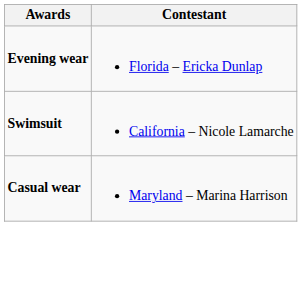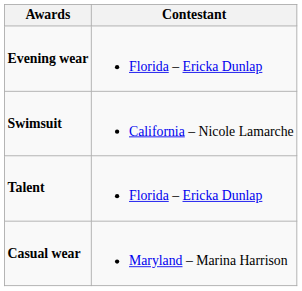+ row: (26, 188)
